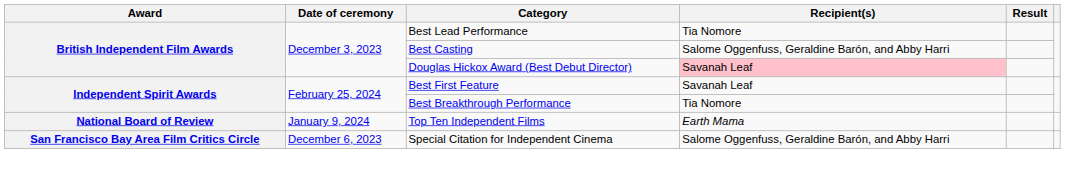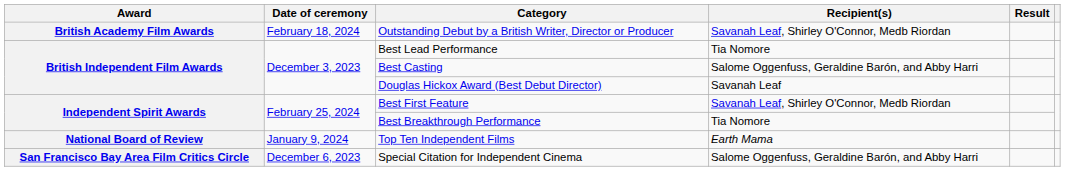+ row: (526, 31)
(717, 67) pink background -> (746, 85) no background
(717, 85) Savanah Leaf -> (831, 103) Savanah Leaf, Shirley O'Connor, Medb Riordan
